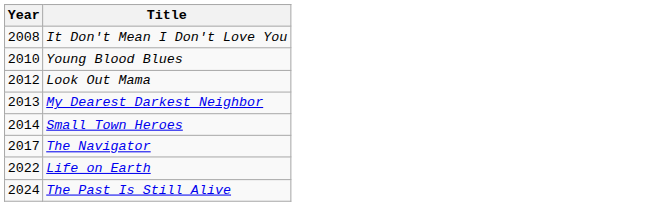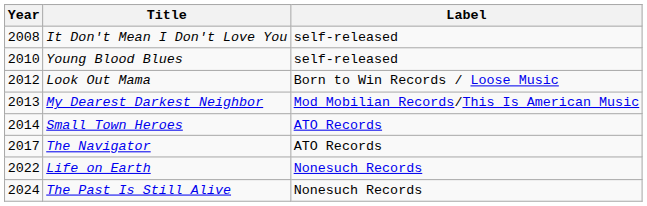+ column: (466, 15)
